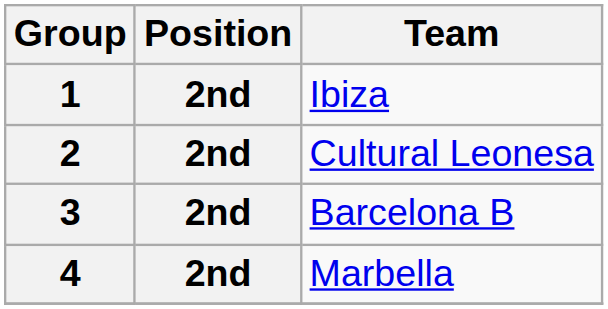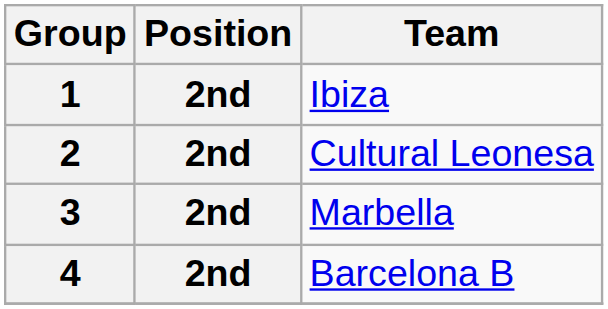(412, 213) Barcelona B -> (382, 213) Marbella
(382, 272) Marbella -> (412, 272) Barcelona B
